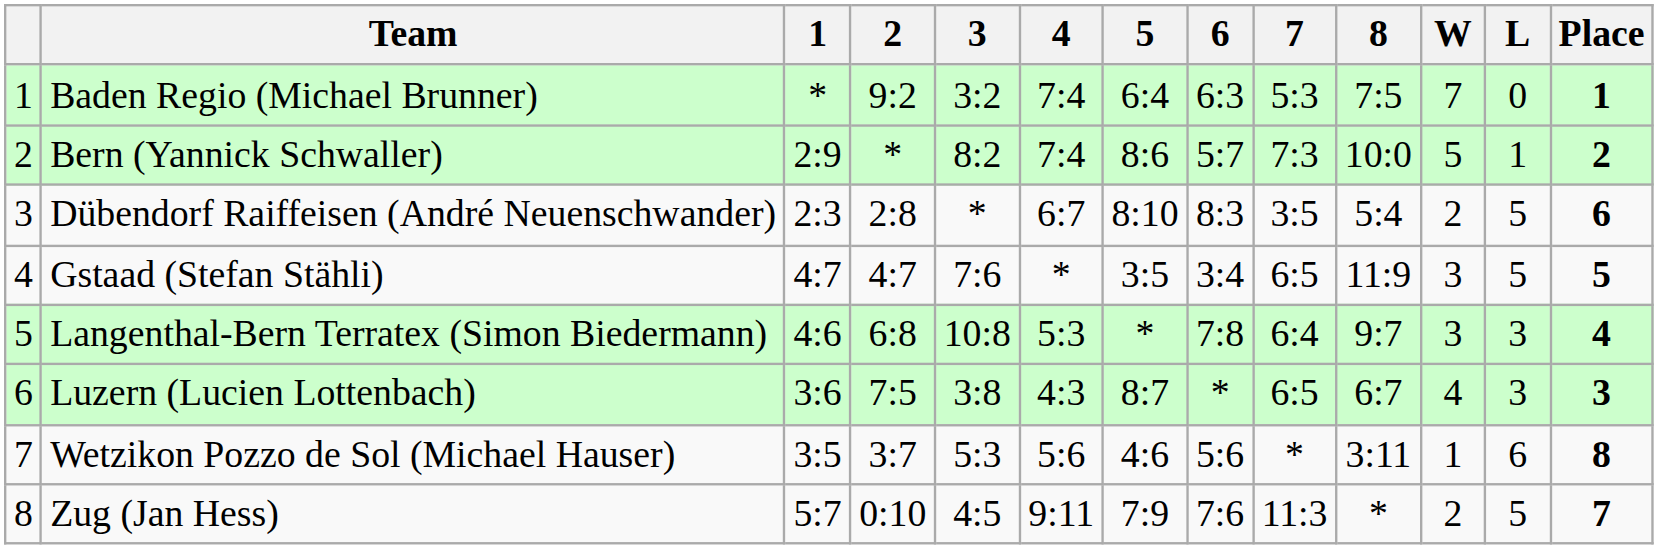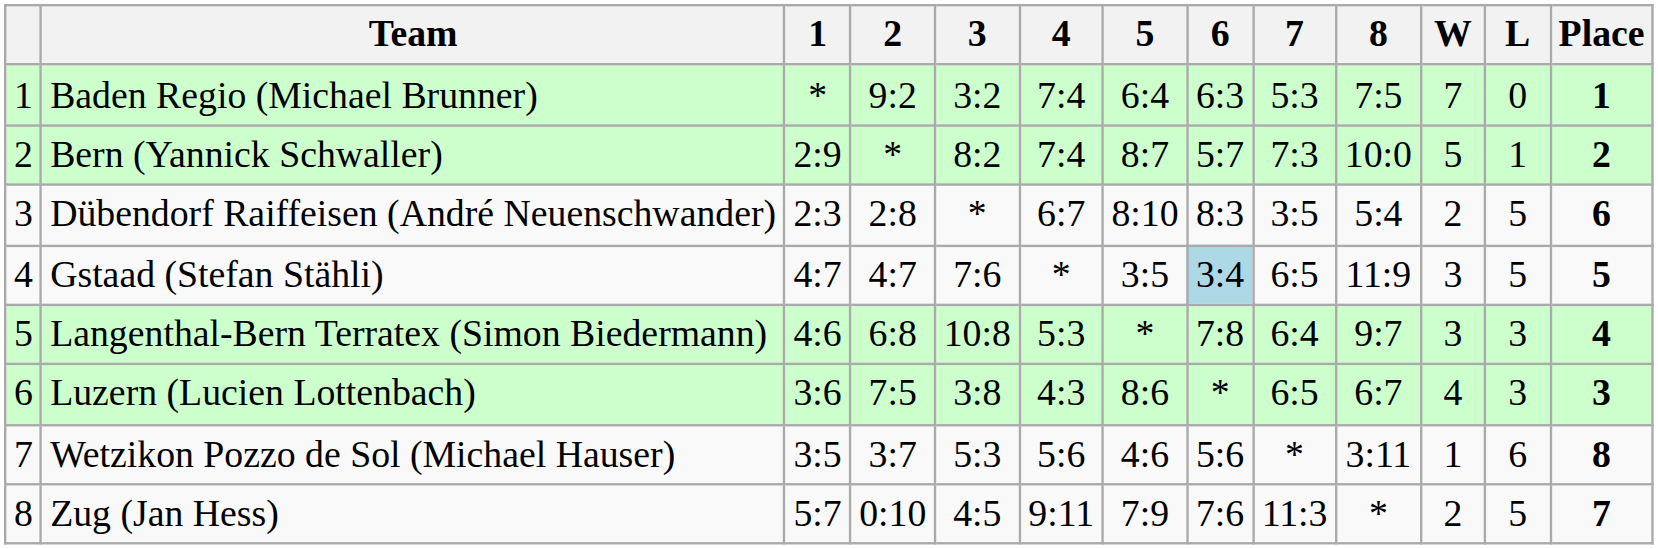(1145, 154) 8:6 -> (1145, 154) 8:7
(1220, 273) no background -> (1220, 273) lightblue background
(1145, 393) 8:7 -> (1145, 393) 8:6
